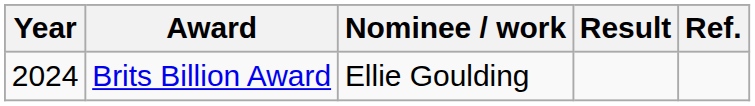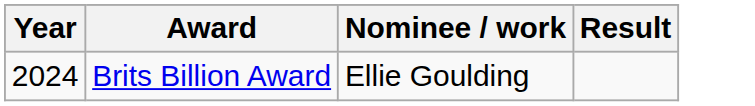- column: (713, 28)
